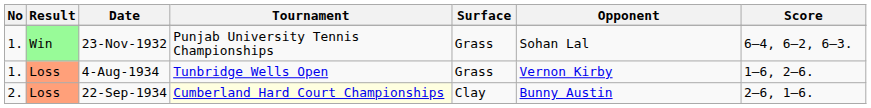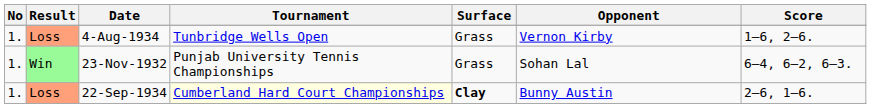rows swapped: (124, 43) <-> (121, 72)
(15, 93) 2. -> (15, 93) 1.
(470, 93) normal -> (470, 93) bold
